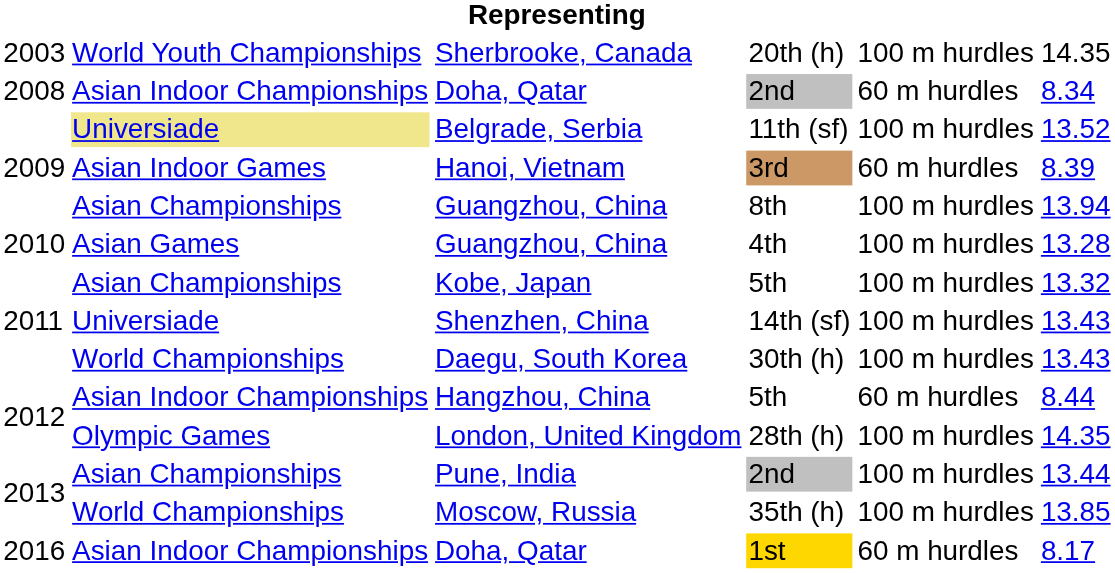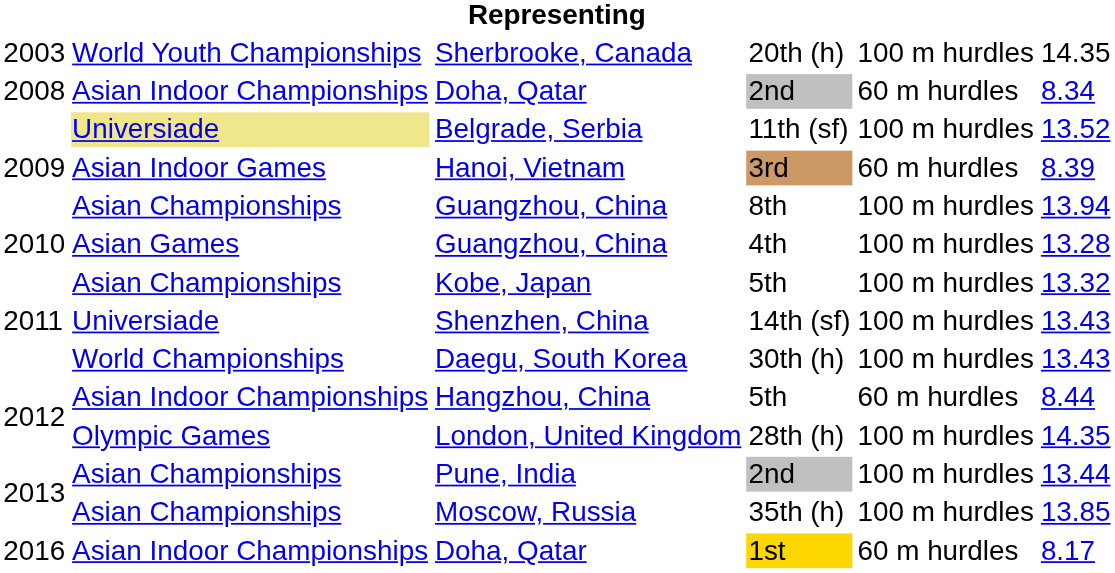(208, 512) World Championships -> (207, 512) Asian Championships
